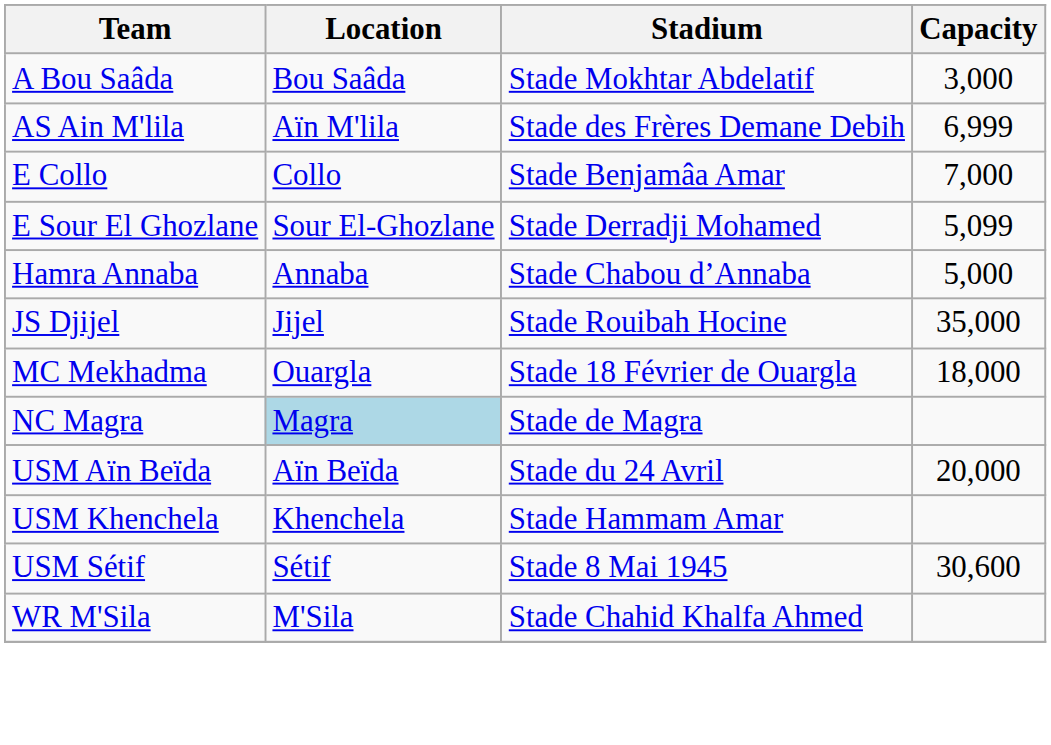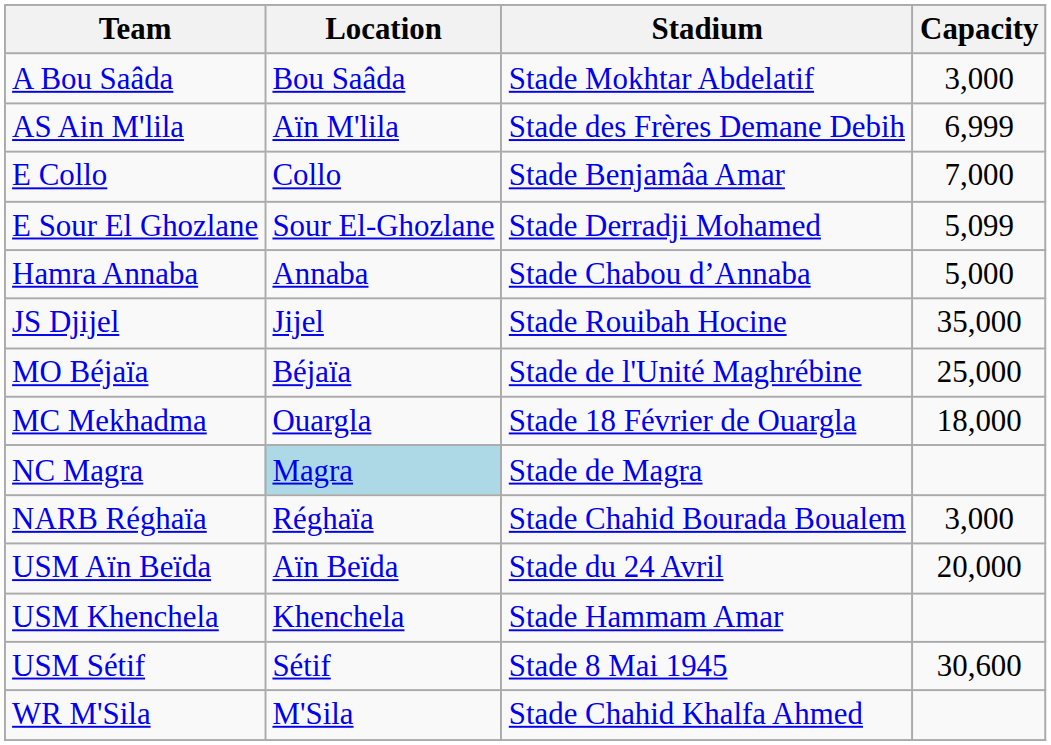+ row: (80, 371)
+ row: (109, 518)
